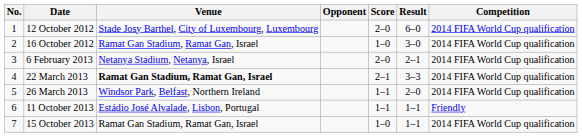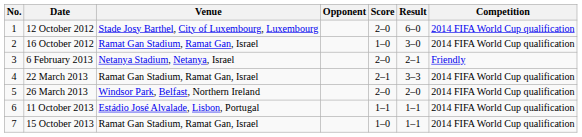(503, 60) 2014 FIFA World Cup qualification -> (448, 60) Friendly
(185, 76) bold -> (178, 76) normal
(383, 92) 1–1 -> (383, 92) 2–0
(448, 108) Friendly -> (503, 108) 2014 FIFA World Cup qualification
